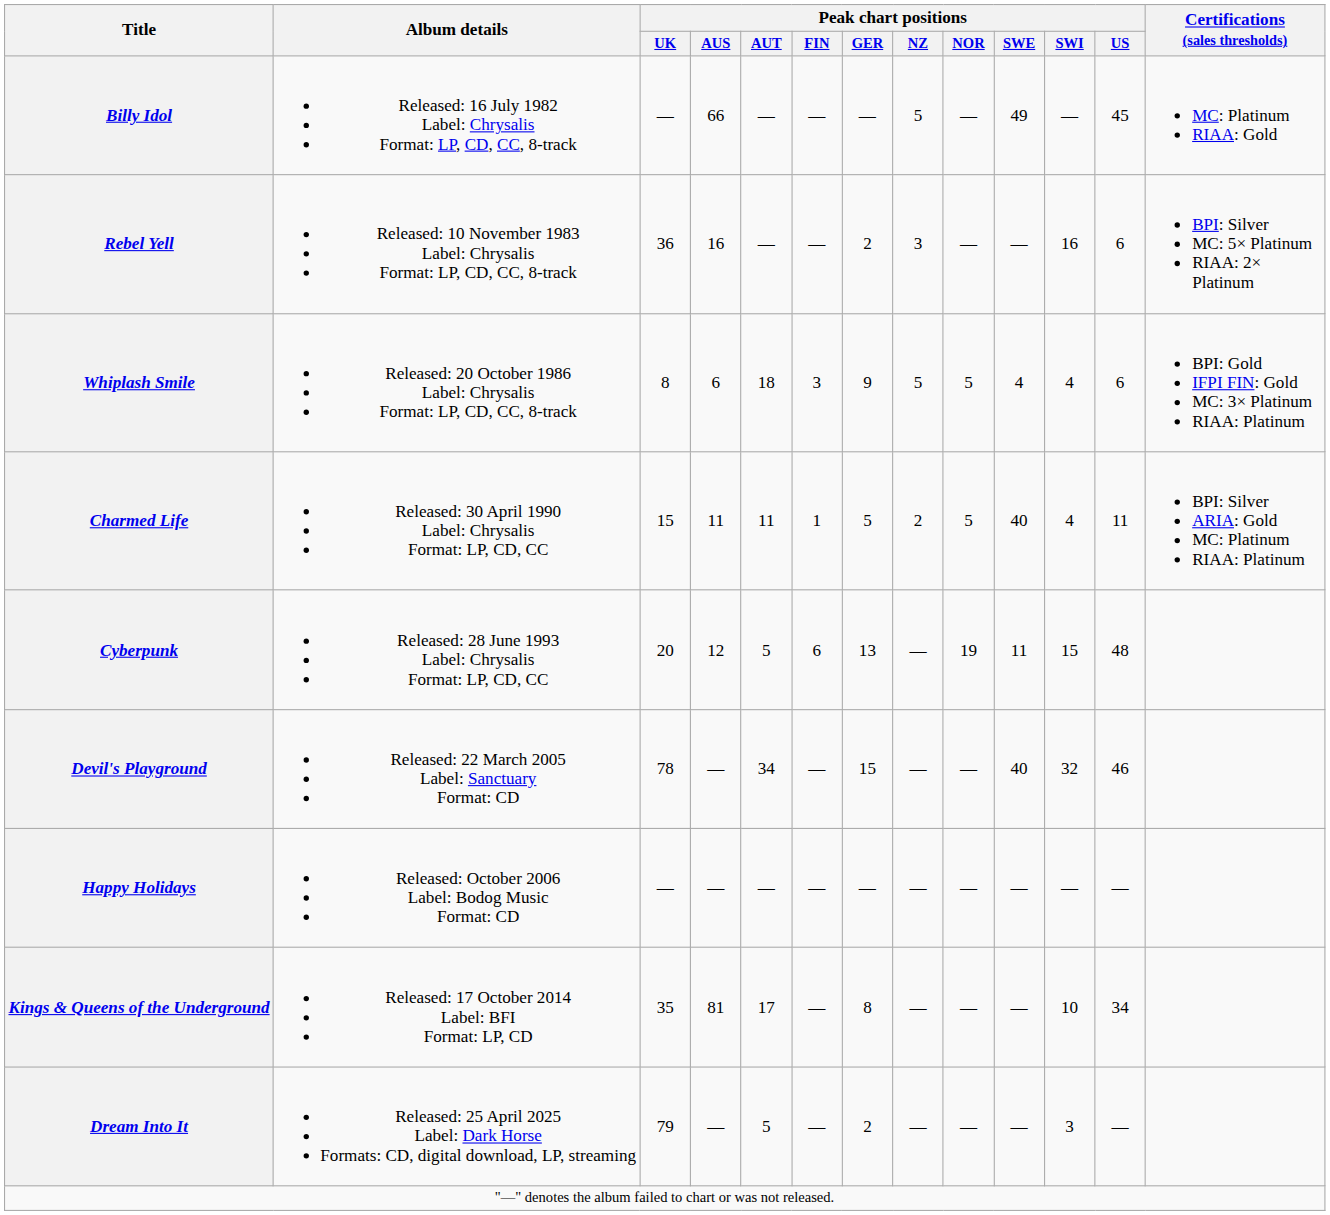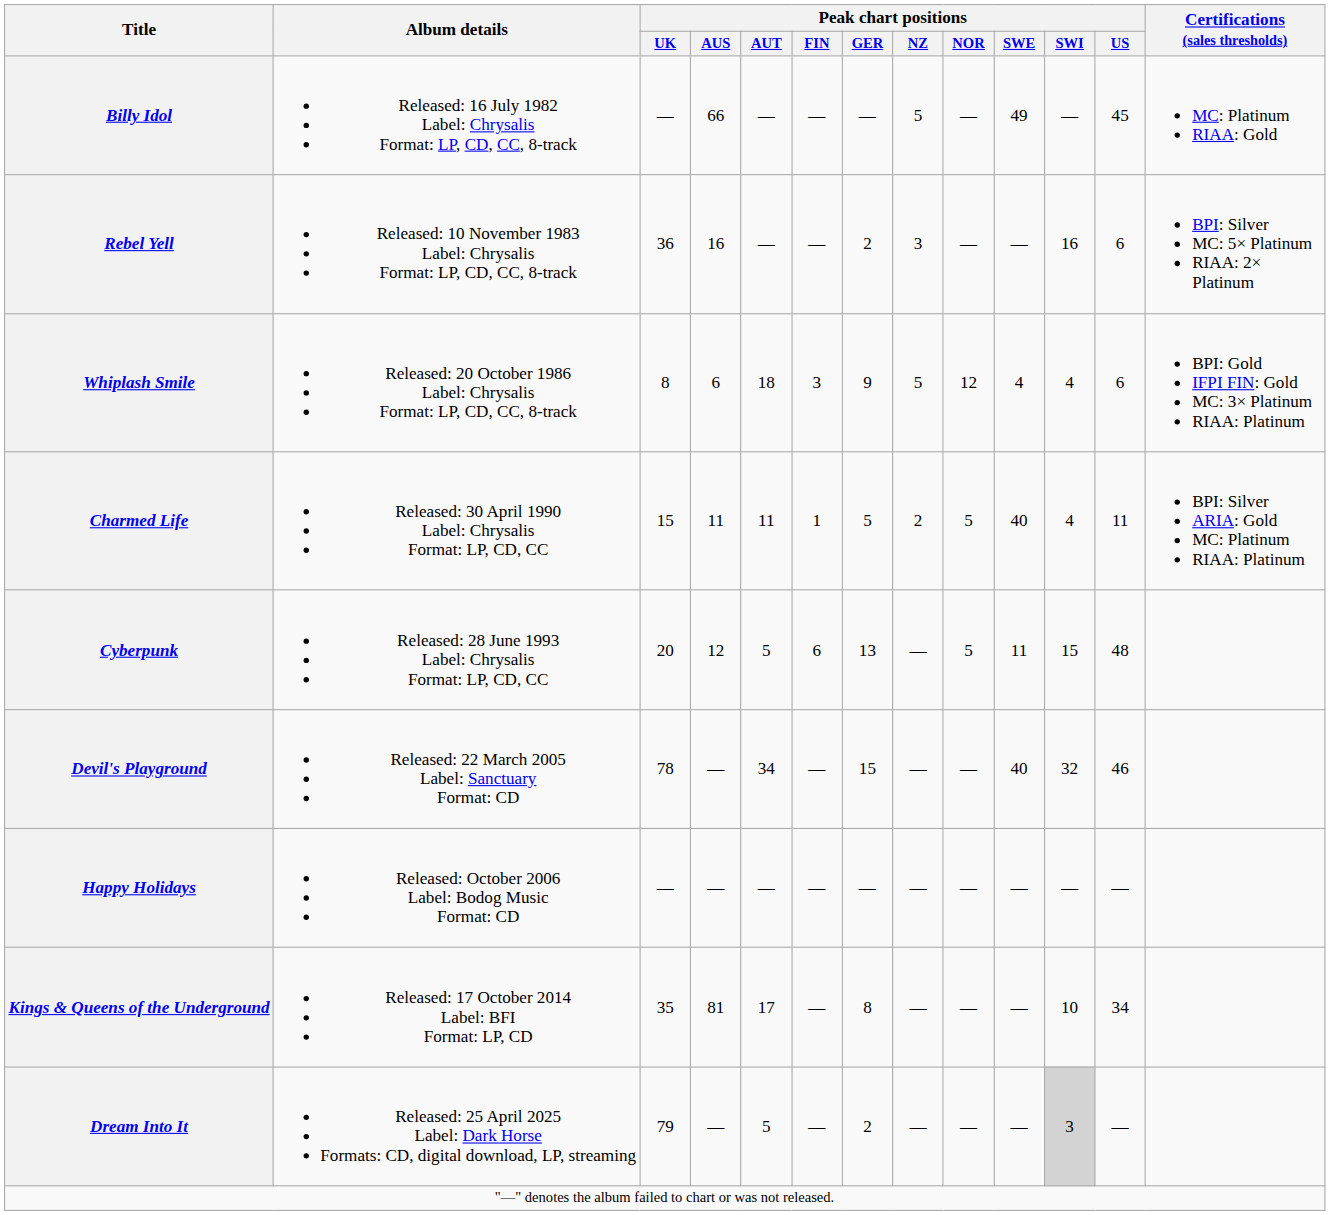(969, 382) 5 -> (969, 382) 12
(969, 649) 19 -> (969, 649) 5
(1070, 1126) no background -> (1070, 1126) lightgrey background
